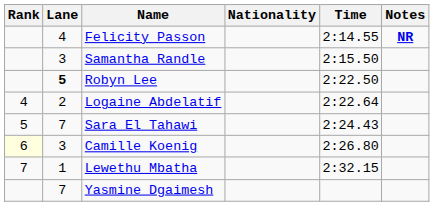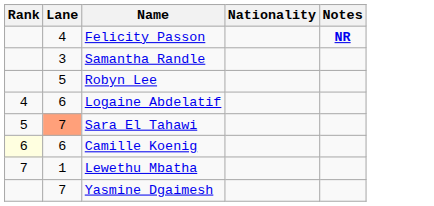- column: (351, 15)
(62, 81) bold -> (62, 81) normal
(62, 103) 2 -> (62, 103) 6
(62, 125) no background -> (62, 125) lightsalmon background
(62, 146) 3 -> (62, 146) 6
